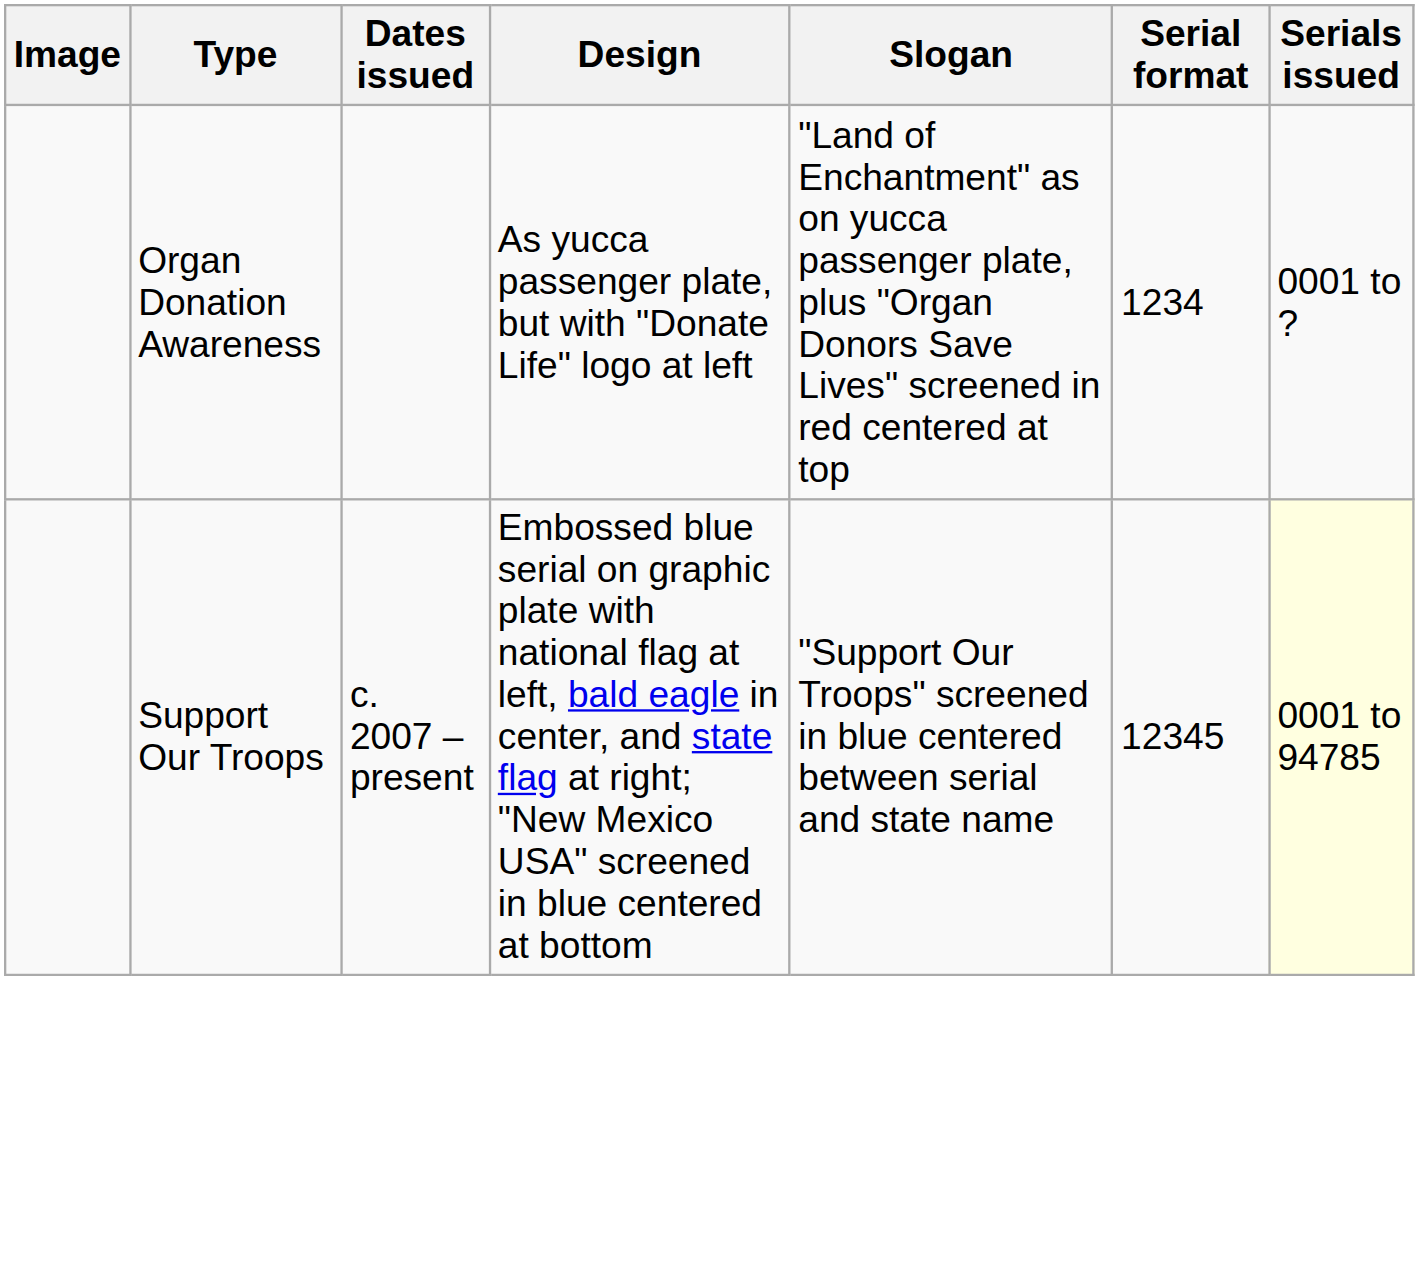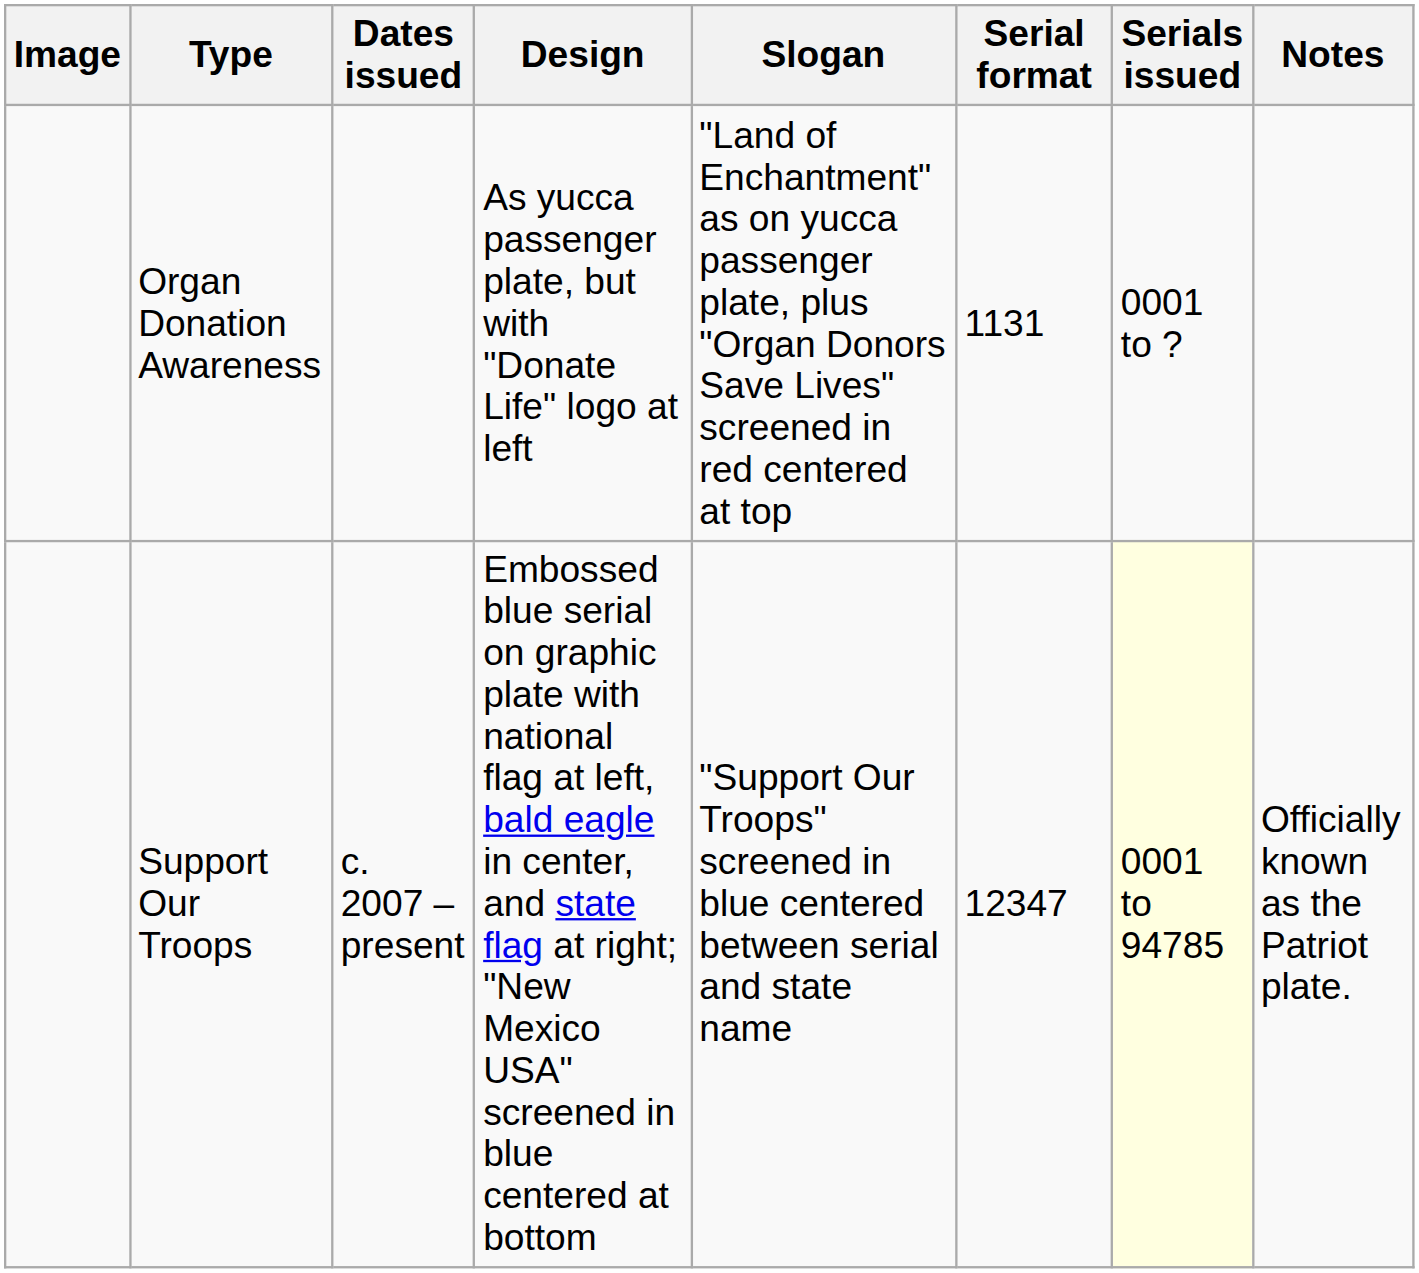+ column: (1333, 54)
(1162, 301) 1234 -> (1004, 322) 1131
(1173, 736) 12345 -> (1016, 903) 12347
